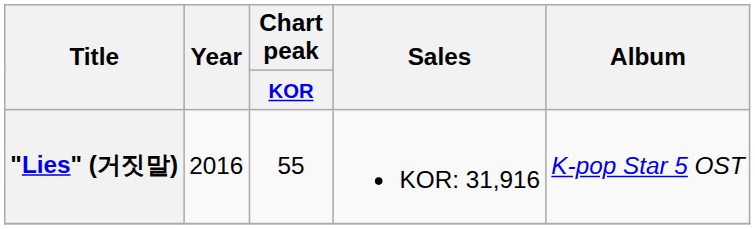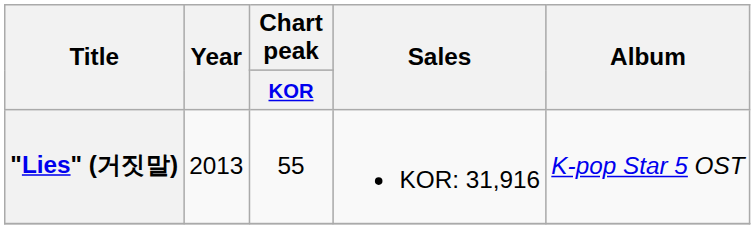(216, 166) 2016 -> (216, 166) 2013
